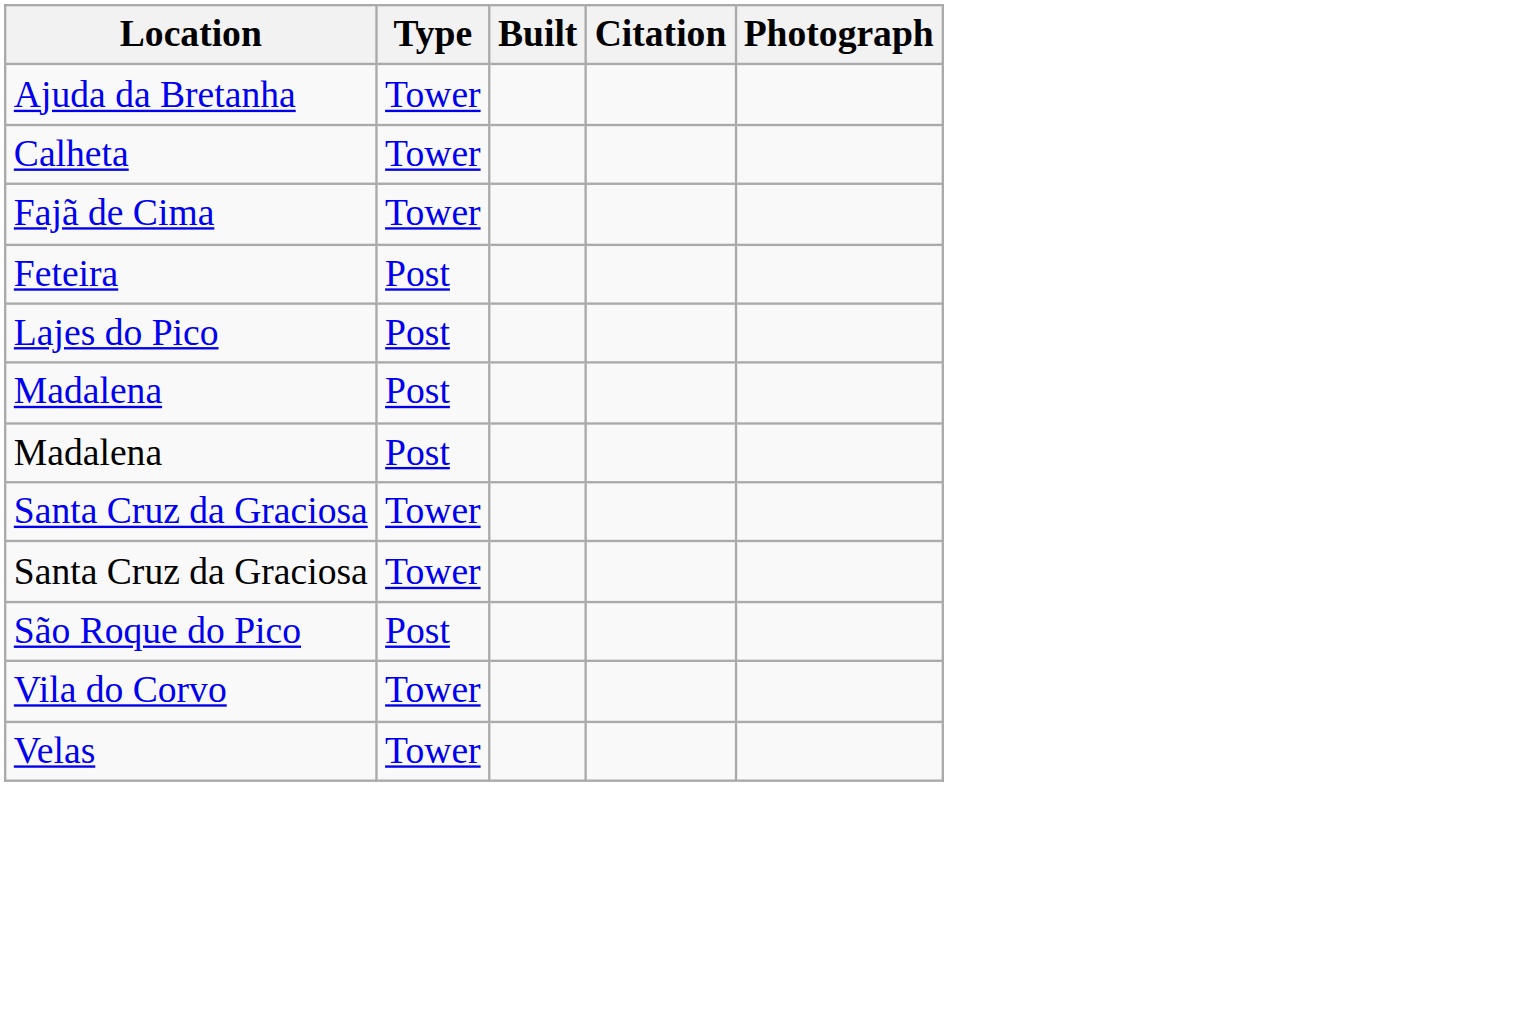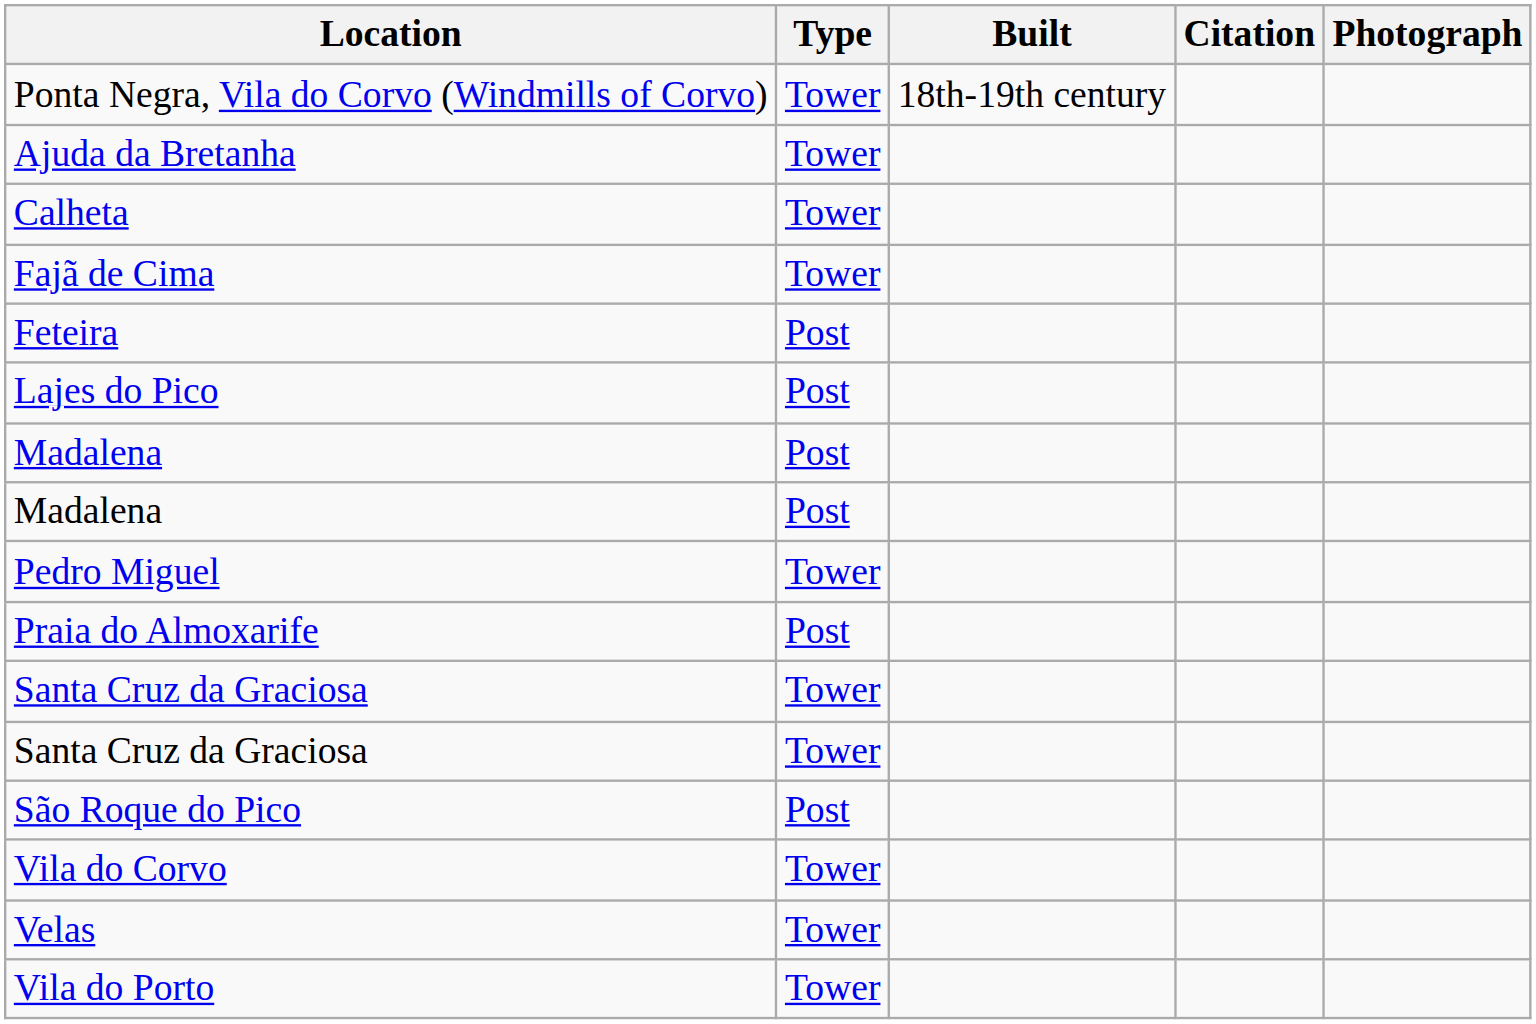+ row: (391, 93)
+ row: (117, 570)
+ row: (166, 630)
+ row: (114, 988)
